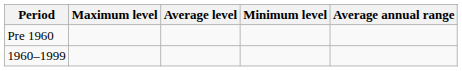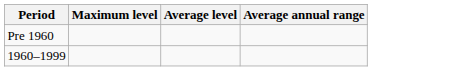- column: (285, 14)
